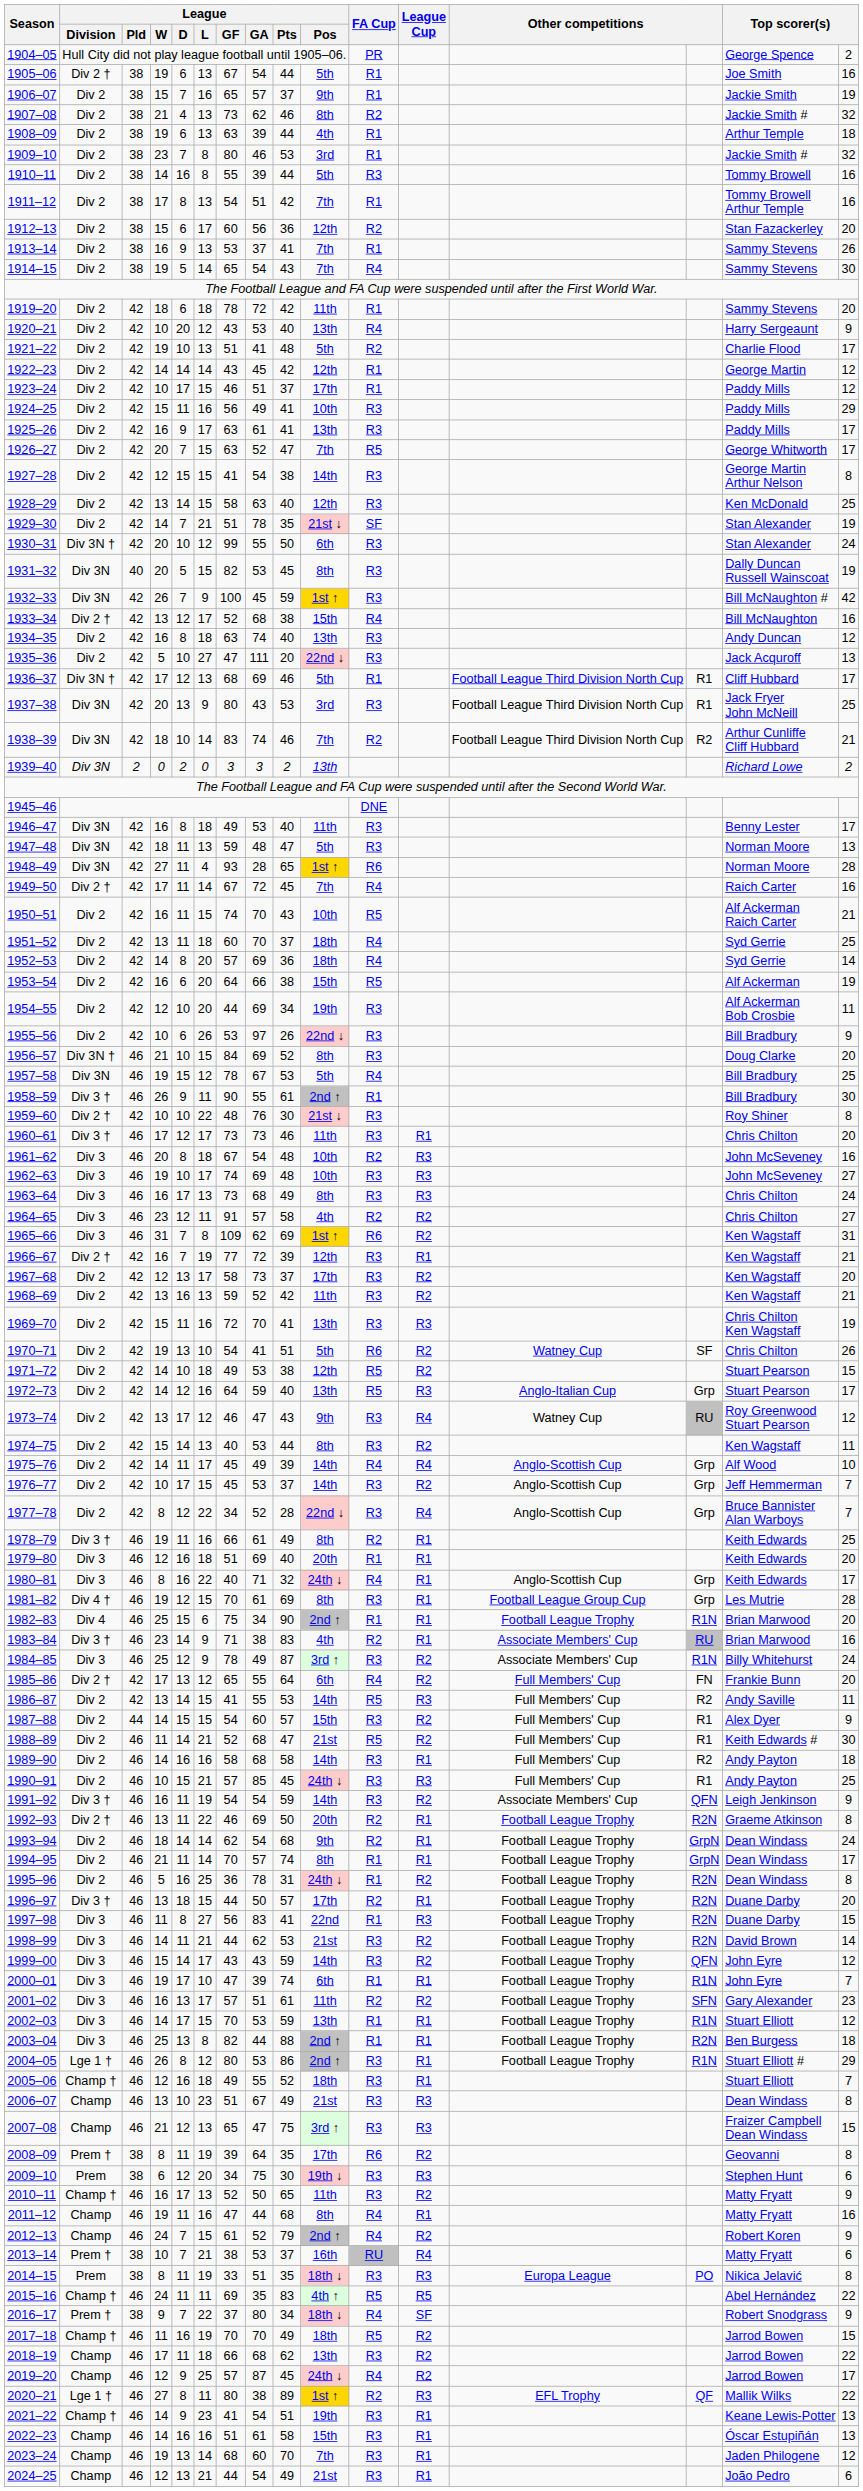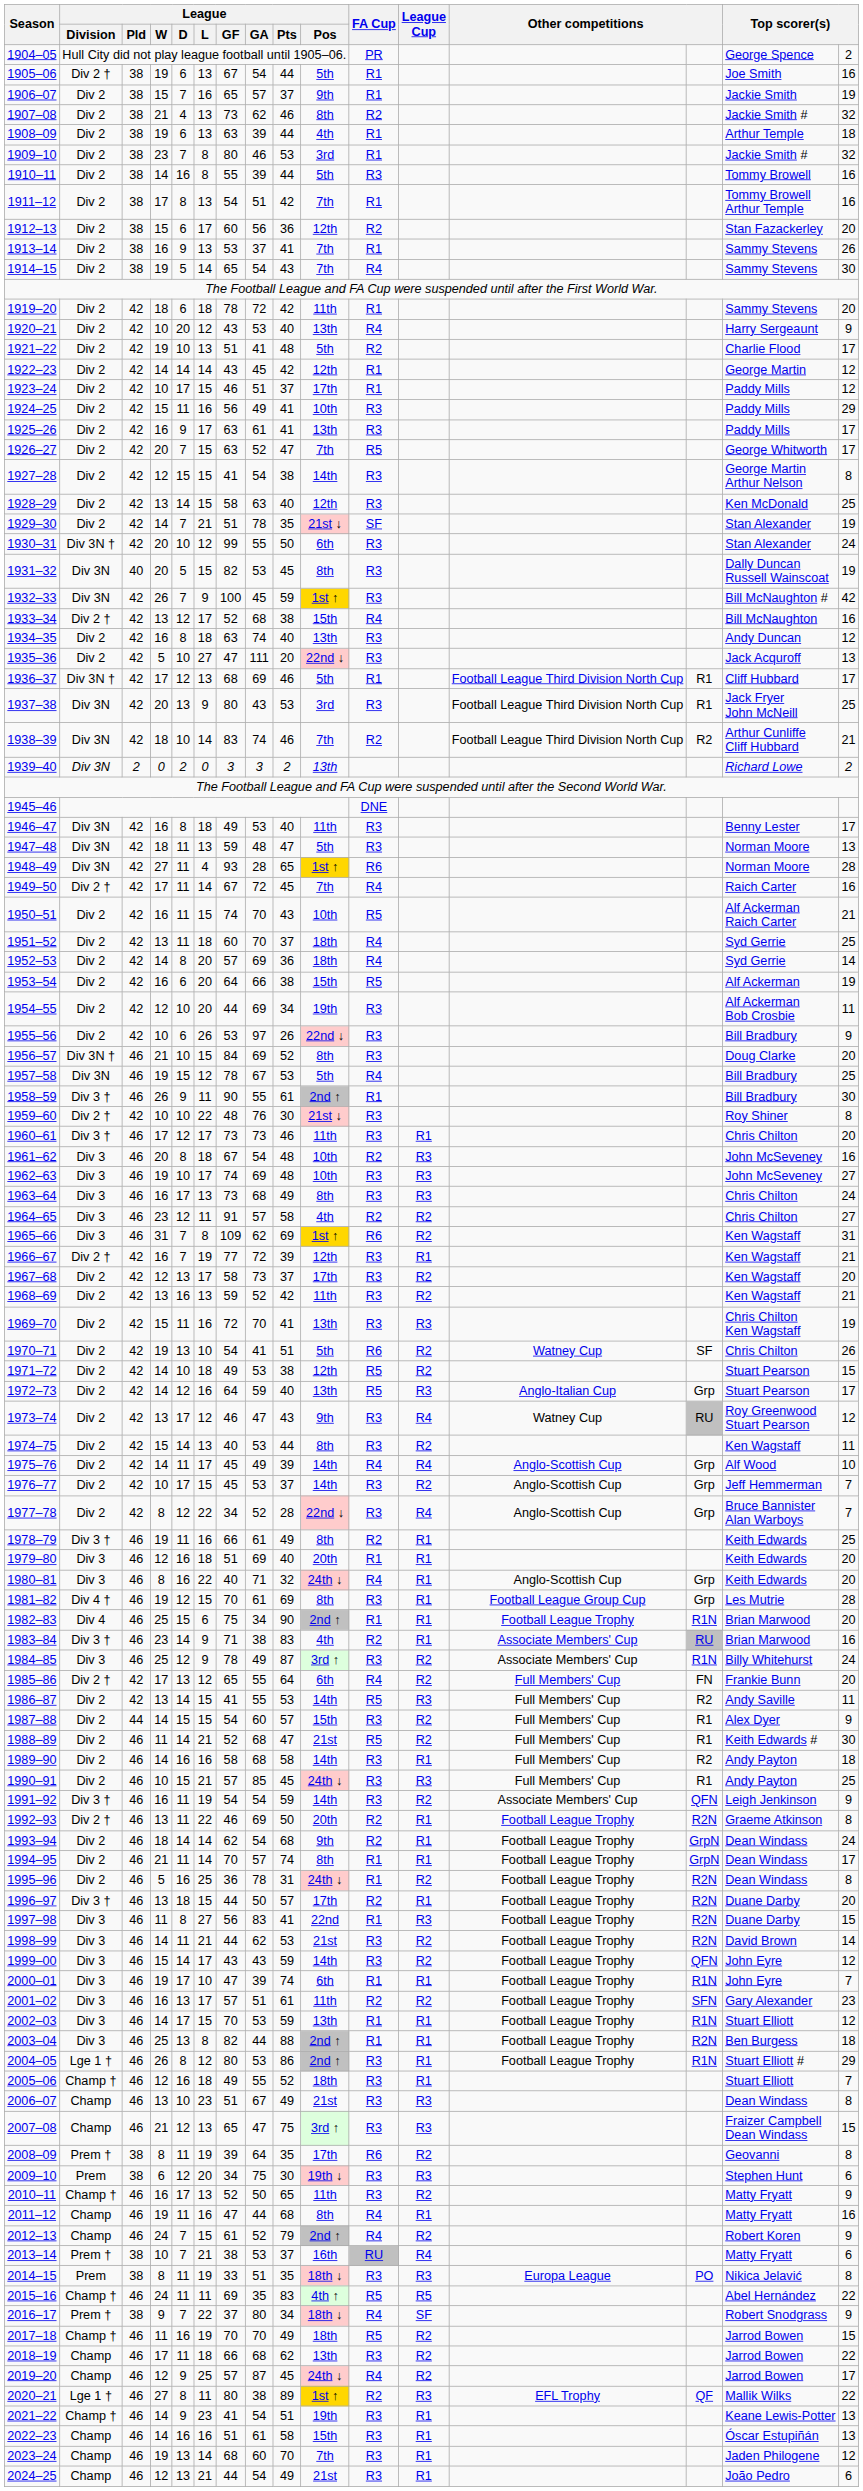(848, 1580) 17 -> (848, 1580) 20
